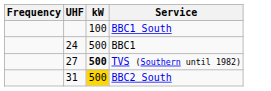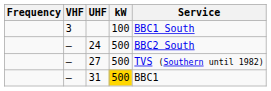+ column: (75, 13)
(124, 45) BBC1 -> (164, 45) BBC2 South
(98, 61) bold -> (121, 61) normal
(142, 78) BBC2 South -> (146, 78) BBC1
